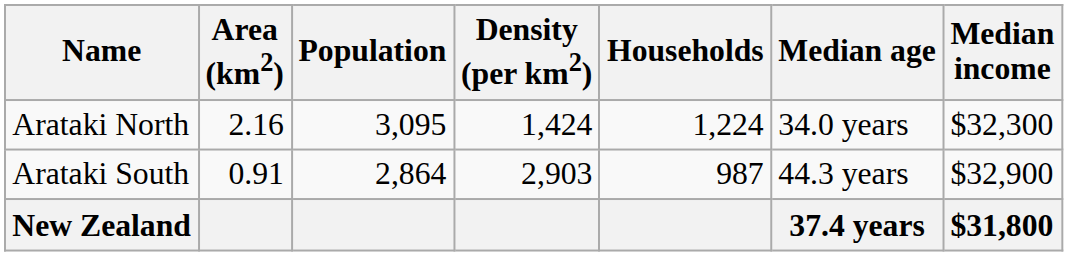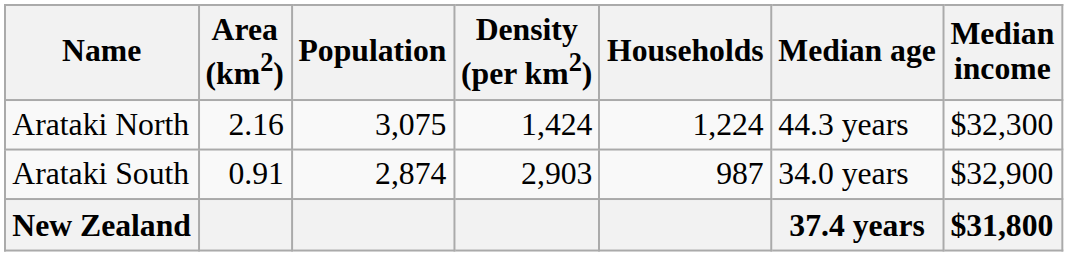(411, 124) 3,095 -> (411, 124) 3,075
(843, 124) 34.0 years -> (843, 124) 44.3 years
(411, 174) 2,864 -> (411, 174) 2,874
(843, 174) 44.3 years -> (843, 174) 34.0 years
